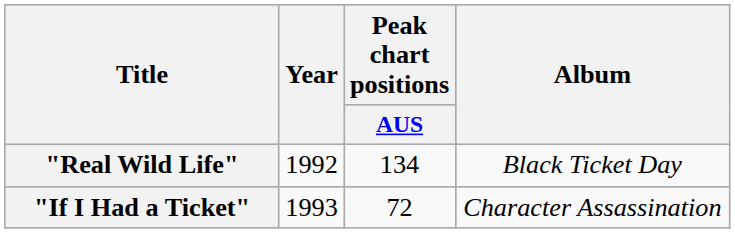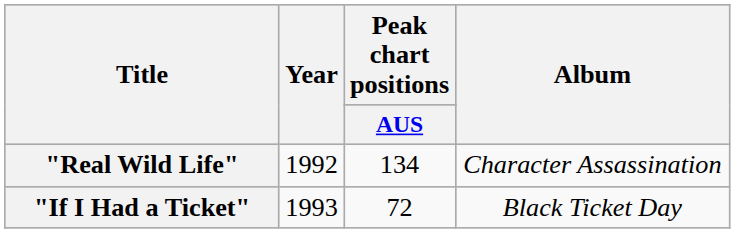(592, 164) Black Ticket Day -> (592, 164) Character Assassination
(592, 206) Character Assassination -> (592, 206) Black Ticket Day
